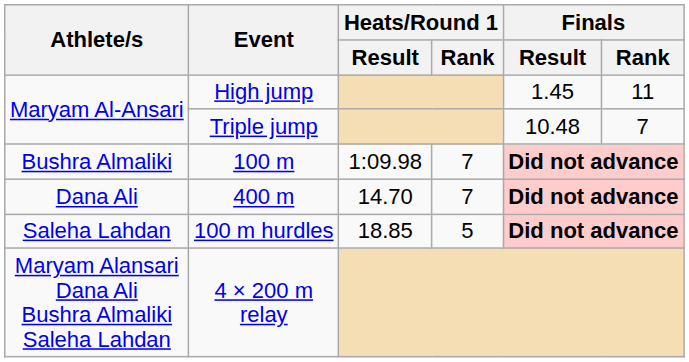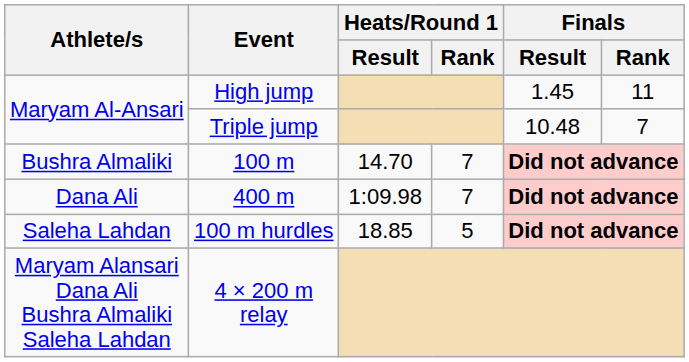(385, 162) 1:09.98 -> (385, 162) 14.70
(385, 197) 14.70 -> (385, 197) 1:09.98
